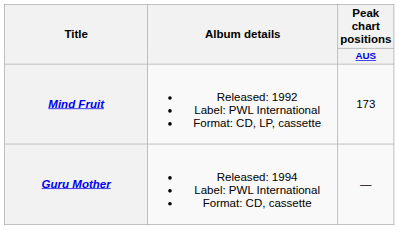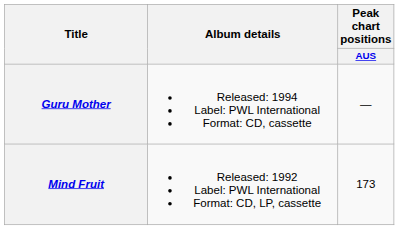rows swapped: (76, 104) <-> (76, 184)
